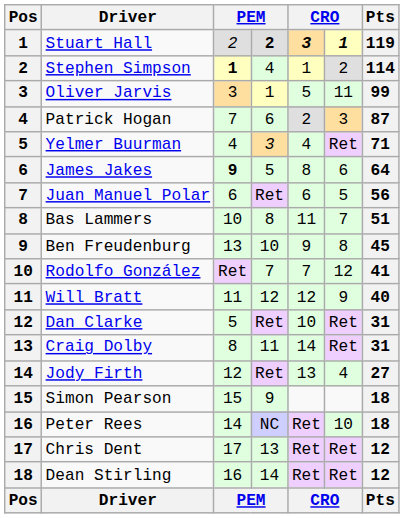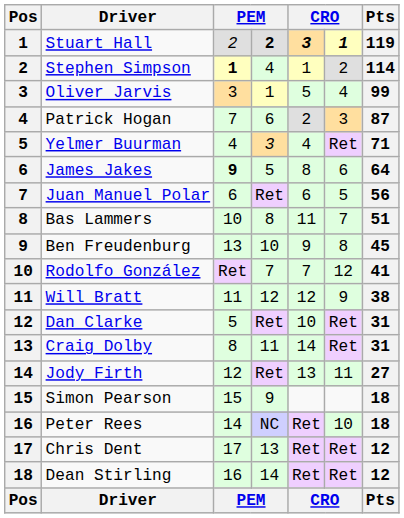(343, 94) 11 -> (343, 94) 4
(380, 297) 40 -> (380, 297) 38
(343, 373) 4 -> (343, 373) 11
